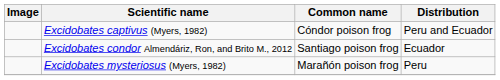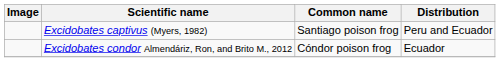(344, 30) Cóndor poison frog -> (348, 30) Santiago poison frog
(348, 48) Santiago poison frog -> (344, 48) Cóndor poison frog
- row: (135, 65)
